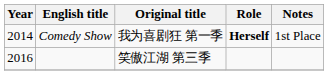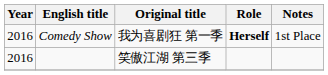(20, 36) 2014 -> (20, 36) 2016
